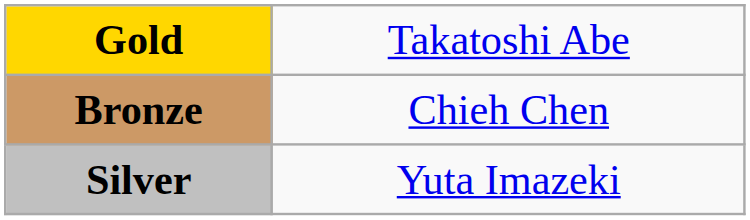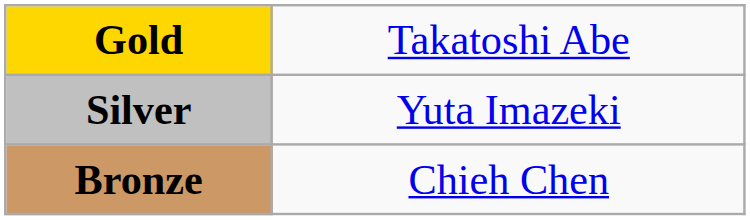rows swapped: (139, 178) <-> (139, 108)
